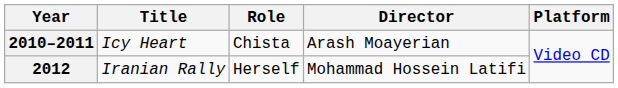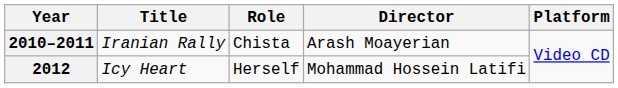(144, 43) Icy Heart -> (163, 43) Iranian Rally
(163, 69) Iranian Rally -> (144, 69) Icy Heart
